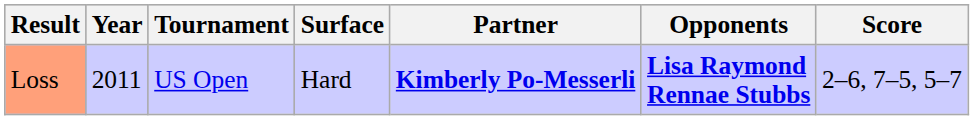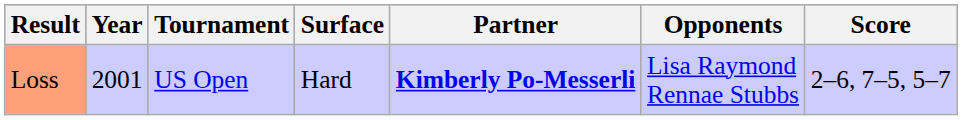(117, 79) 2011 -> (117, 79) 2001
(729, 79) bold -> (723, 79) normal
